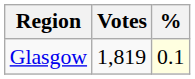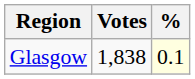(122, 56) 1,819 -> (122, 56) 1,838
